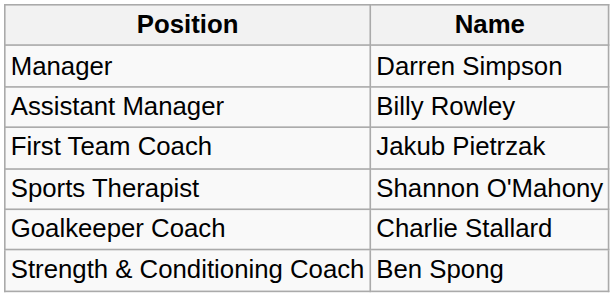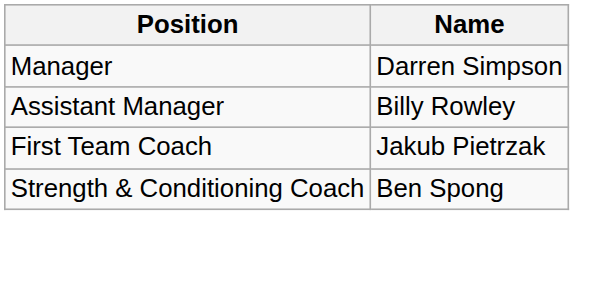- row: (105, 188)
- row: (118, 229)
